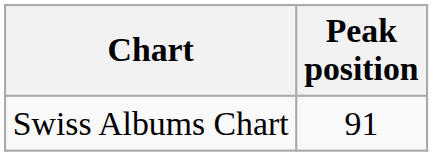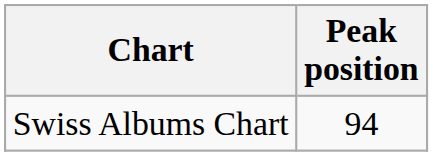(361, 122) 91 -> (361, 122) 94
